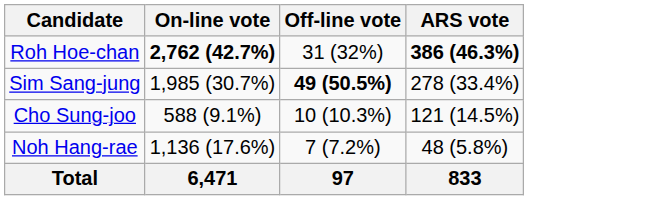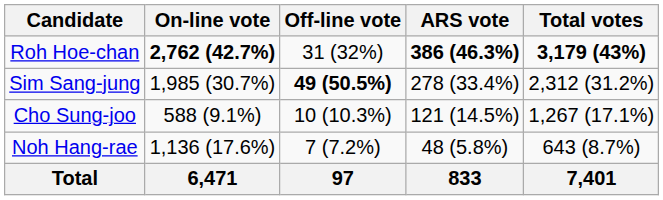+ column: (591, 20)
